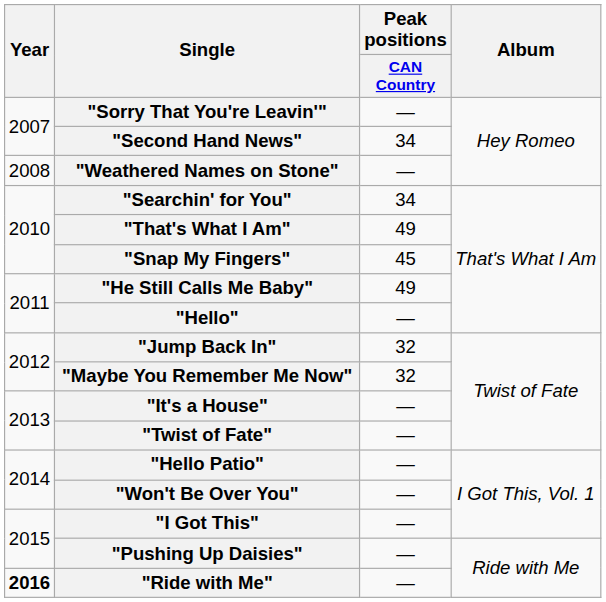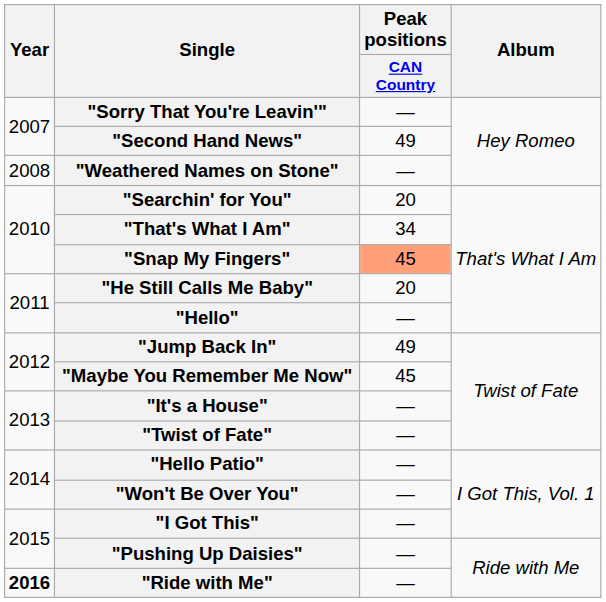(405, 141) 34 -> (405, 141) 49
(405, 199) 34 -> (405, 199) 20
(405, 229) 49 -> (405, 229) 34
(405, 258) no background -> (405, 258) lightsalmon background
(405, 288) 49 -> (405, 288) 20
(405, 347) 32 -> (405, 347) 49
(405, 376) 32 -> (405, 376) 45
